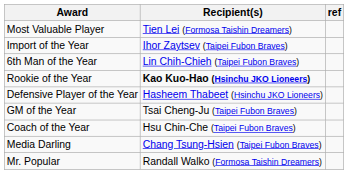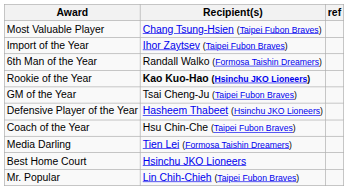(217, 29) Tien Lei (Formosa Taishin Dreamers) -> (232, 29) Chang Tsung-Hsien (Taipei Fubon Braves)
(221, 62) Lin Chih-Chieh (Taipei Fubon Braves) -> (232, 62) Randall Walko (Formosa Taishin Dreamers)
rows swapped: (72, 95) <-> (41, 111)
(232, 144) Chang Tsung-Hsien (Taipei Fubon Braves) -> (217, 144) Tien Lei (Formosa Taishin Dreamers)
+ row: (47, 161)
(232, 161) Randall Walko (Formosa Taishin Dreamers) -> (221, 177) Lin Chih-Chieh (Taipei Fubon Braves)
